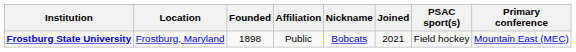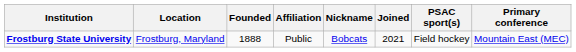(250, 39) 1898 -> (250, 39) 1888
